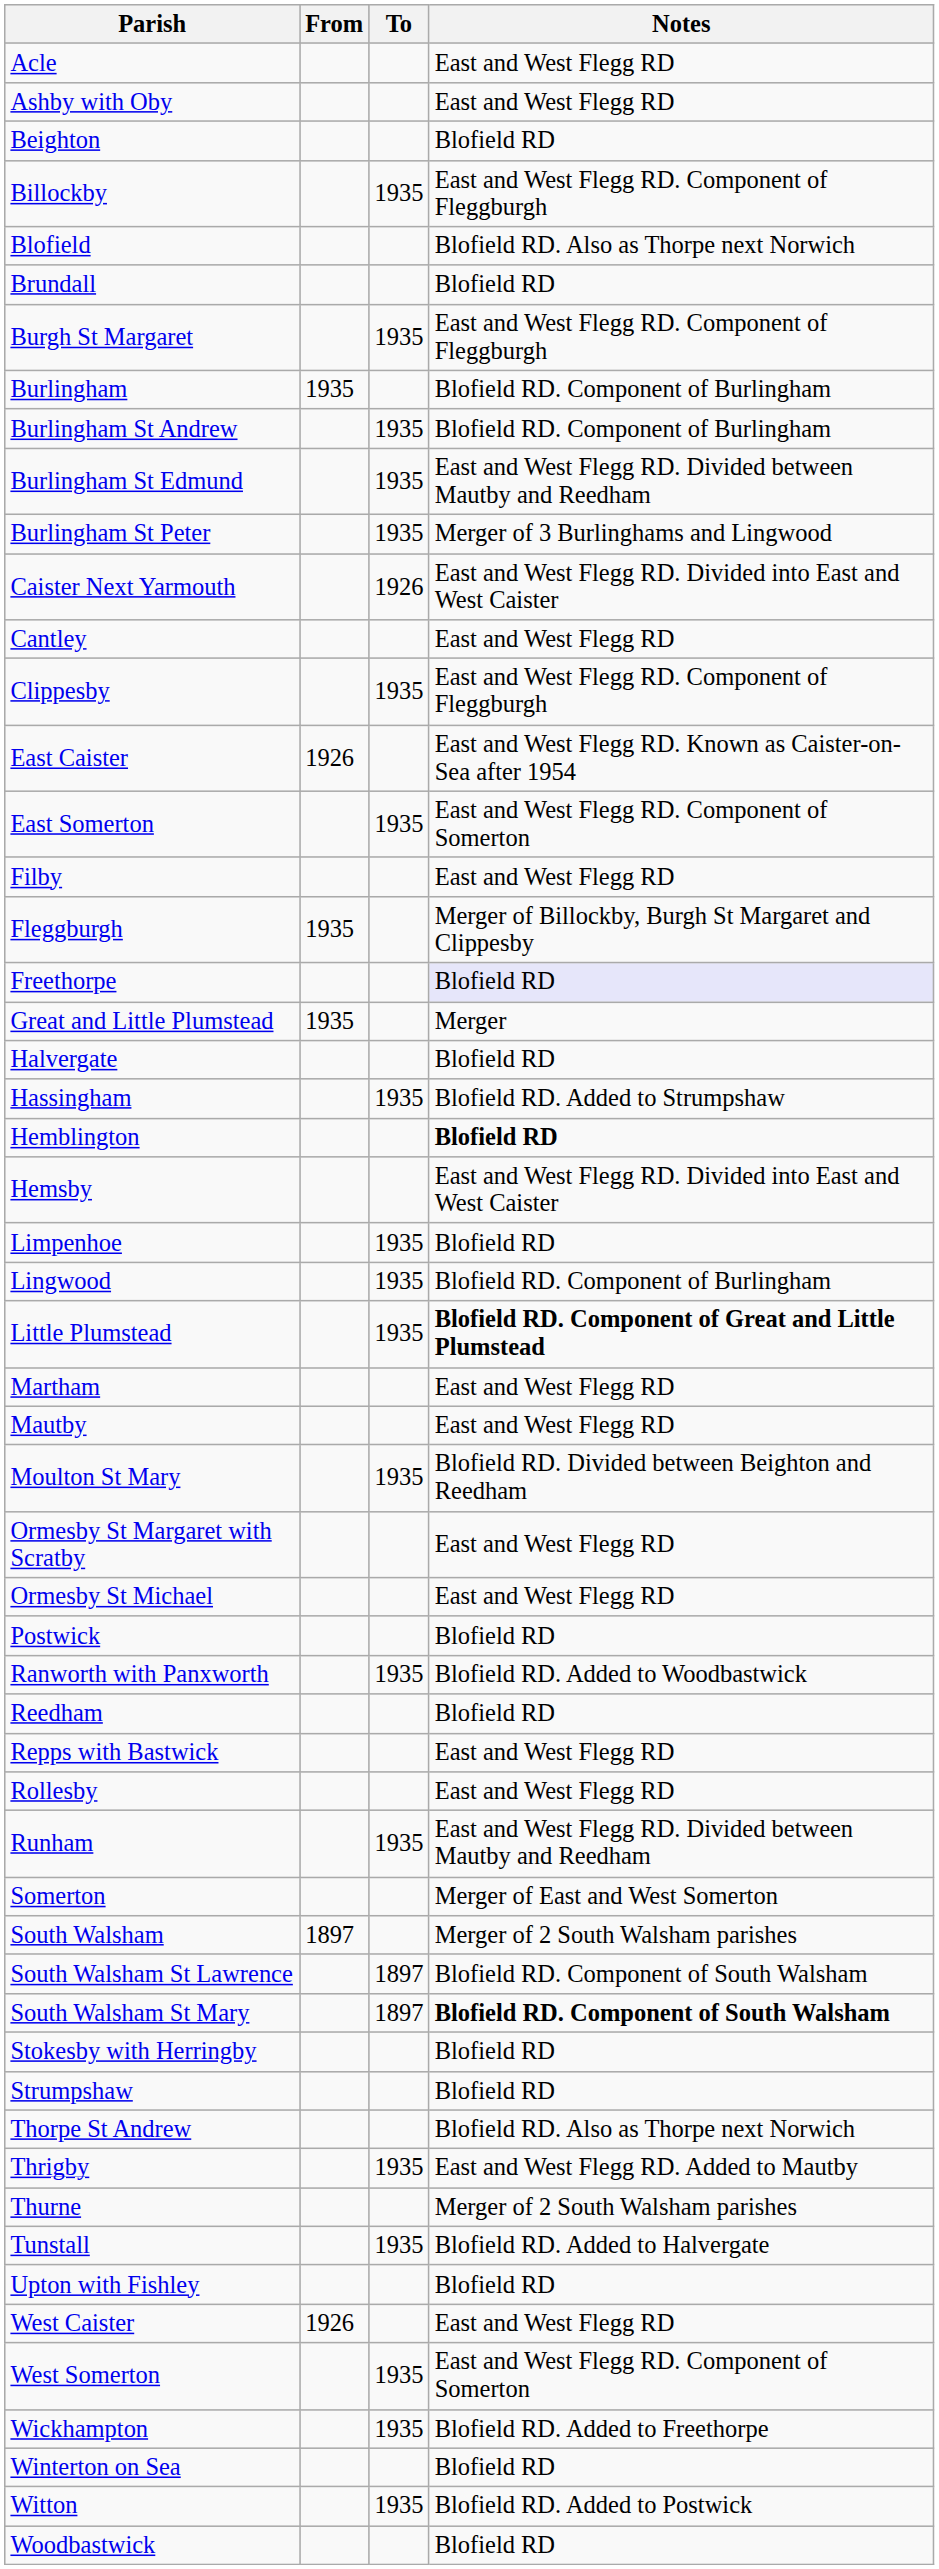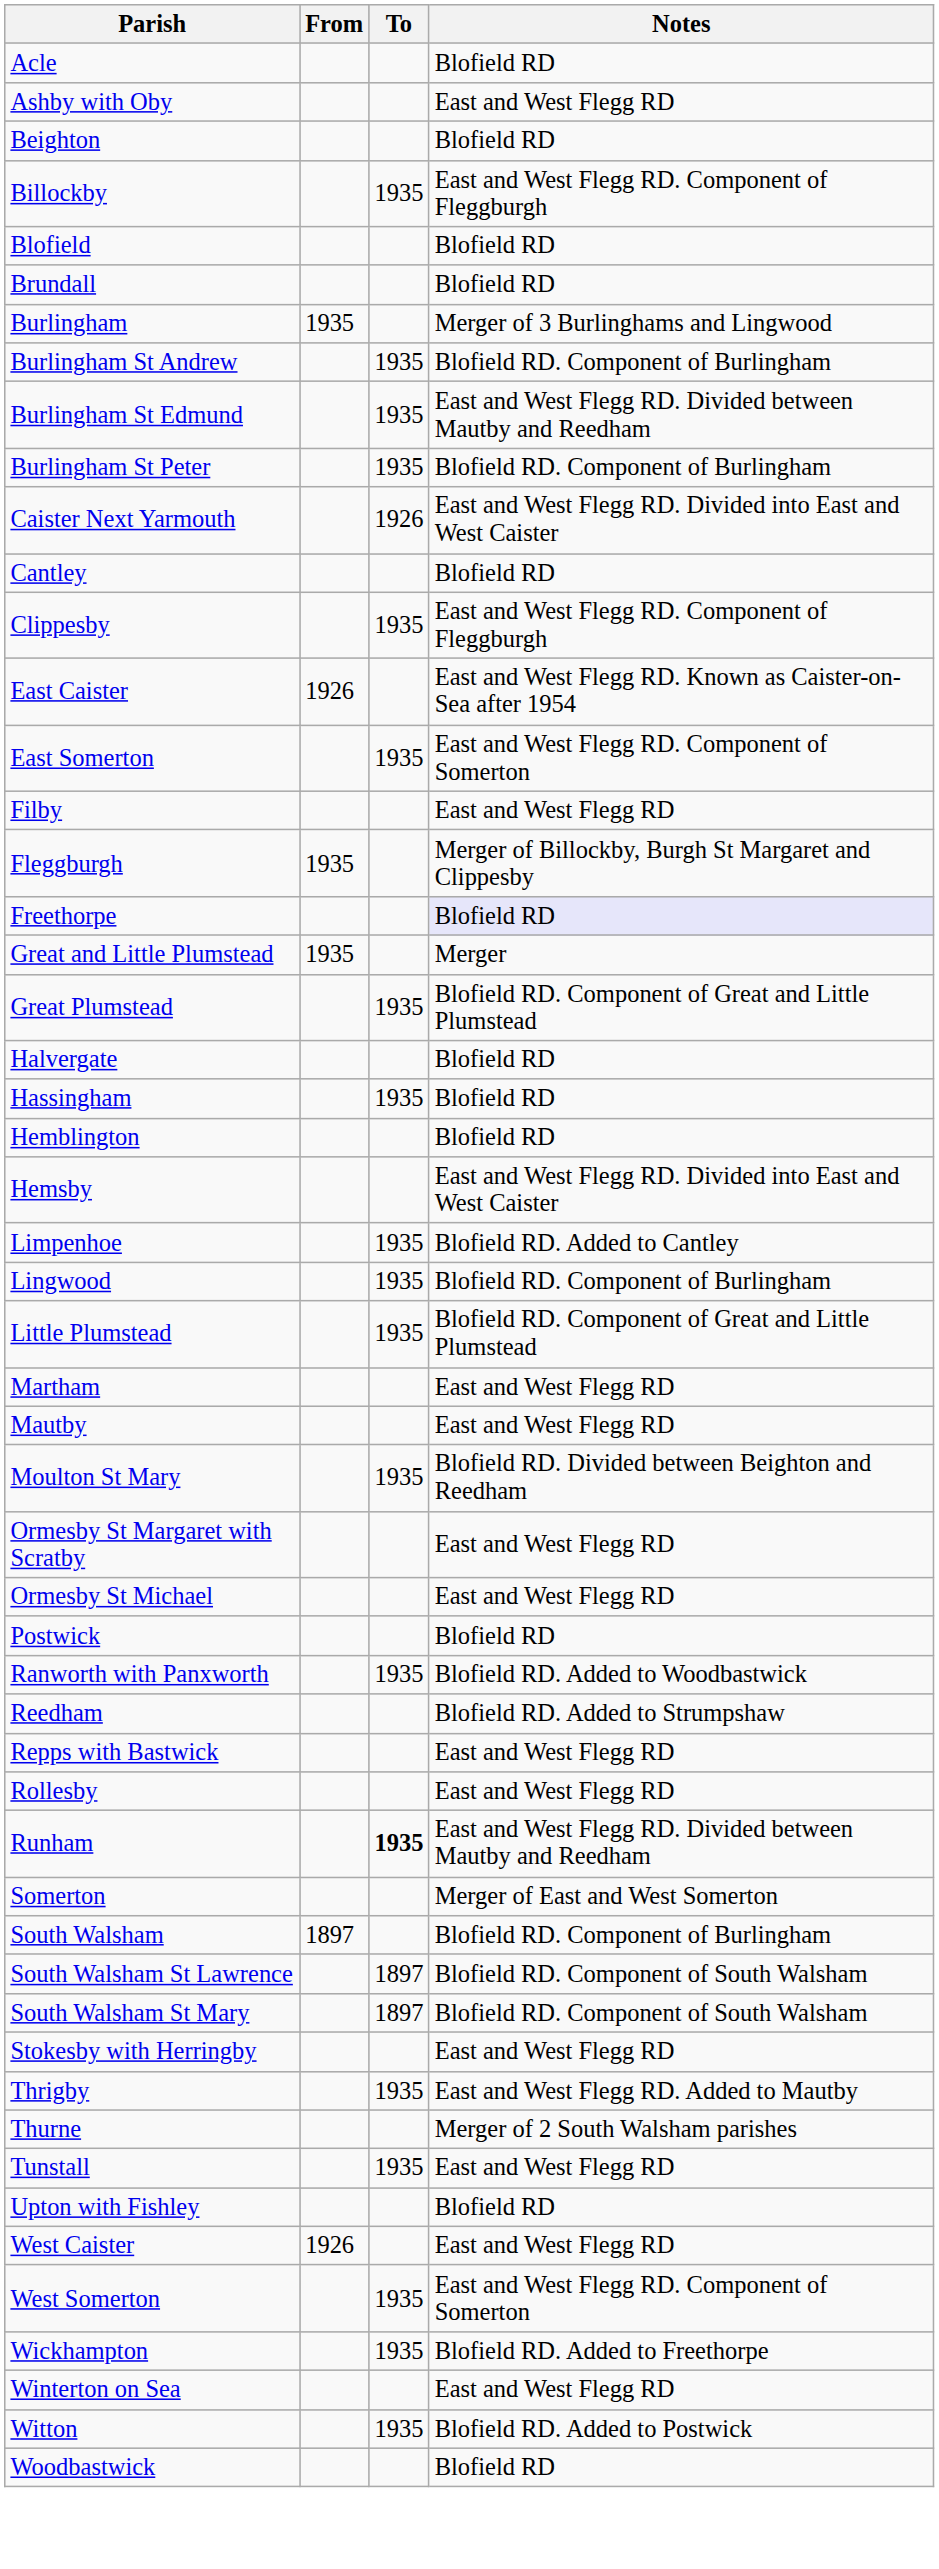(555, 62) East and West Flegg RD -> (495, 62) Blofield RD
(645, 245) Blofield RD. Also as Thorpe next Norwich -> (495, 245) Blofield RD
- row: (102, 336)
(633, 389) Blofield RD. Component of Burlingham -> (633, 323) Merger of 3 Burlinghams and Lingwood
(633, 533) Merger of 3 Burlinghams and Lingwood -> (633, 467) Blofield RD. Component of Burlingham
(555, 638) East and West Flegg RD -> (495, 572) Blofield RD
+ row: (92, 1006)
(610, 1098) Blofield RD. Added to Strumpshaw -> (495, 1098) Blofield RD
(496, 1137) bold -> (495, 1137) normal
(495, 1242) Blofield RD -> (587, 1242) Blofield RD. Added to Cantley
(665, 1333) bold -> (652, 1333) normal
(495, 1713) Blofield RD -> (610, 1713) Blofield RD. Added to Strumpshaw
(399, 1843) normal -> (399, 1843) bold
(616, 1934) Merger of 2 South Walsham parishes -> (633, 1934) Blofield RD. Component of Burlingham
(662, 2012) bold -> (651, 2012) normal
(495, 2051) Blofield RD -> (555, 2051) East and West Flegg RD
- row: (72, 2090)
- row: (101, 2129)
(602, 2245) Blofield RD. Added to Halvergate -> (555, 2167) East and West Flegg RD
(495, 2467) Blofield RD -> (555, 2389) East and West Flegg RD
